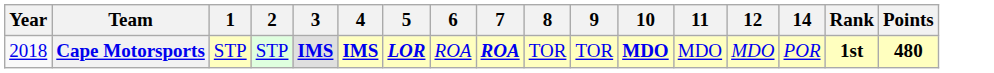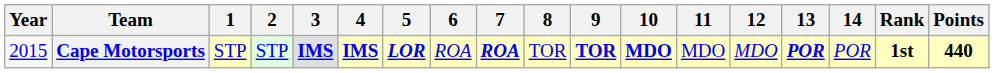+ column: (806, 19)
(28, 51) 2018 -> (28, 51) 2015
(594, 51) normal -> (596, 51) bold
(908, 51) 480 -> (959, 51) 440
